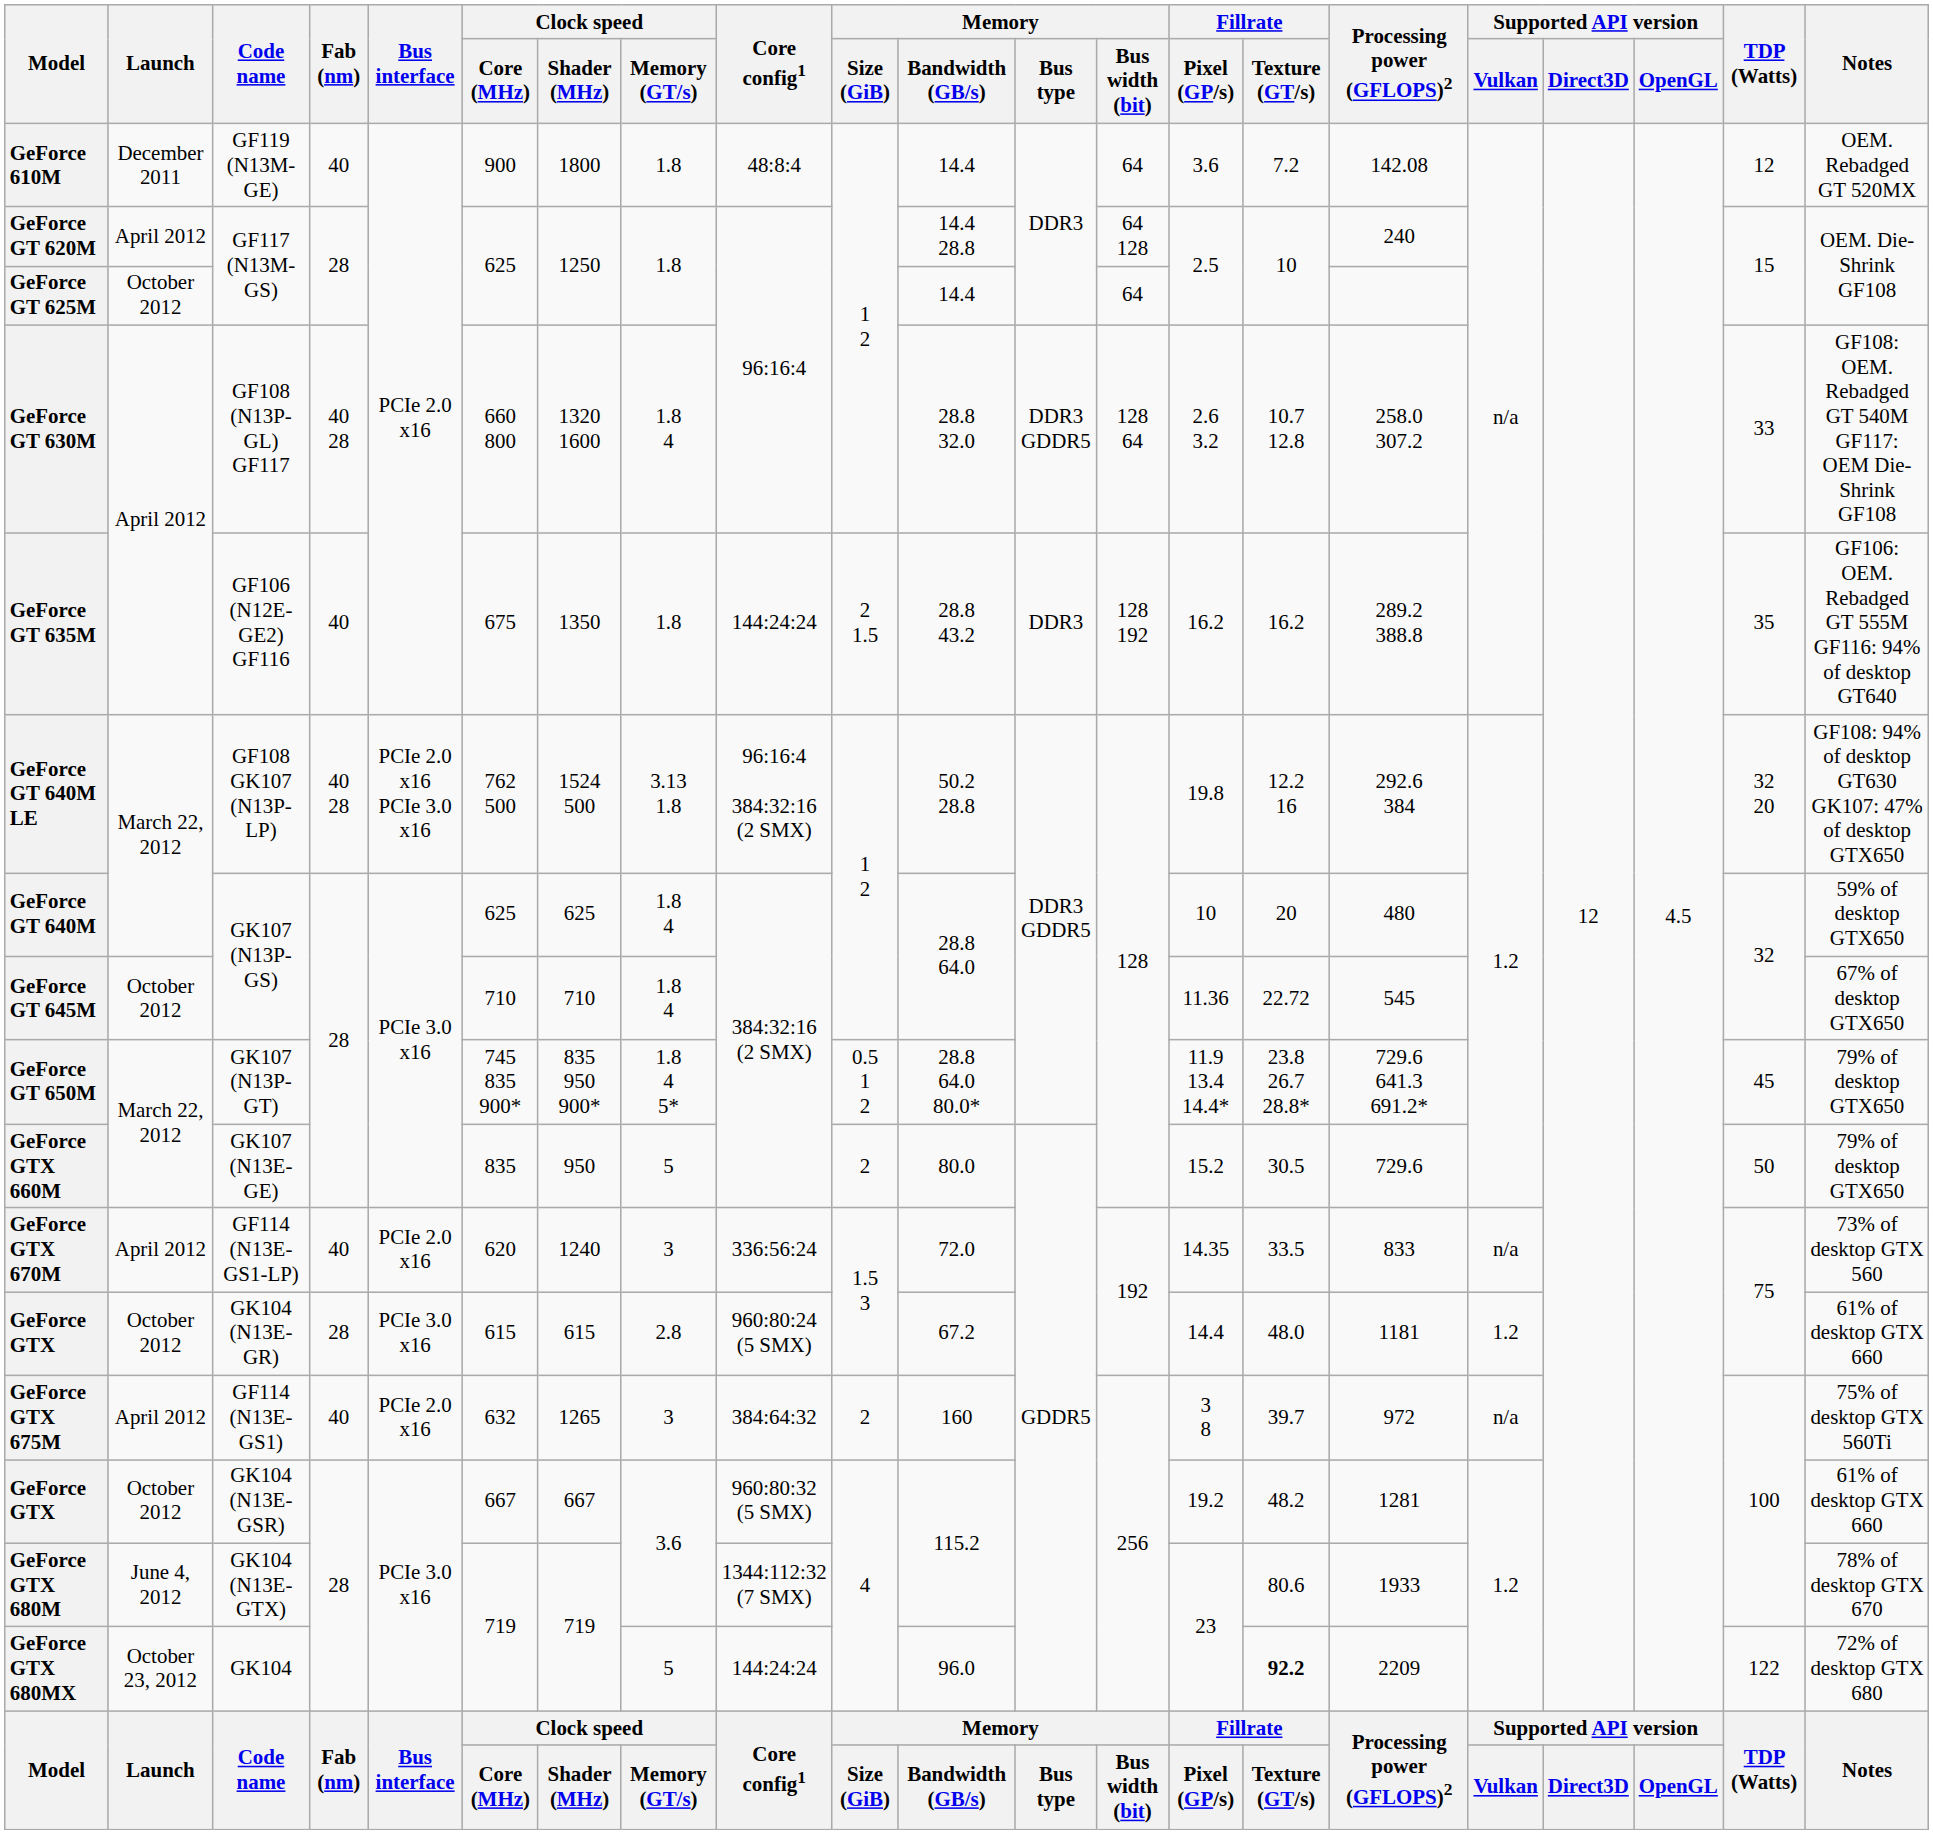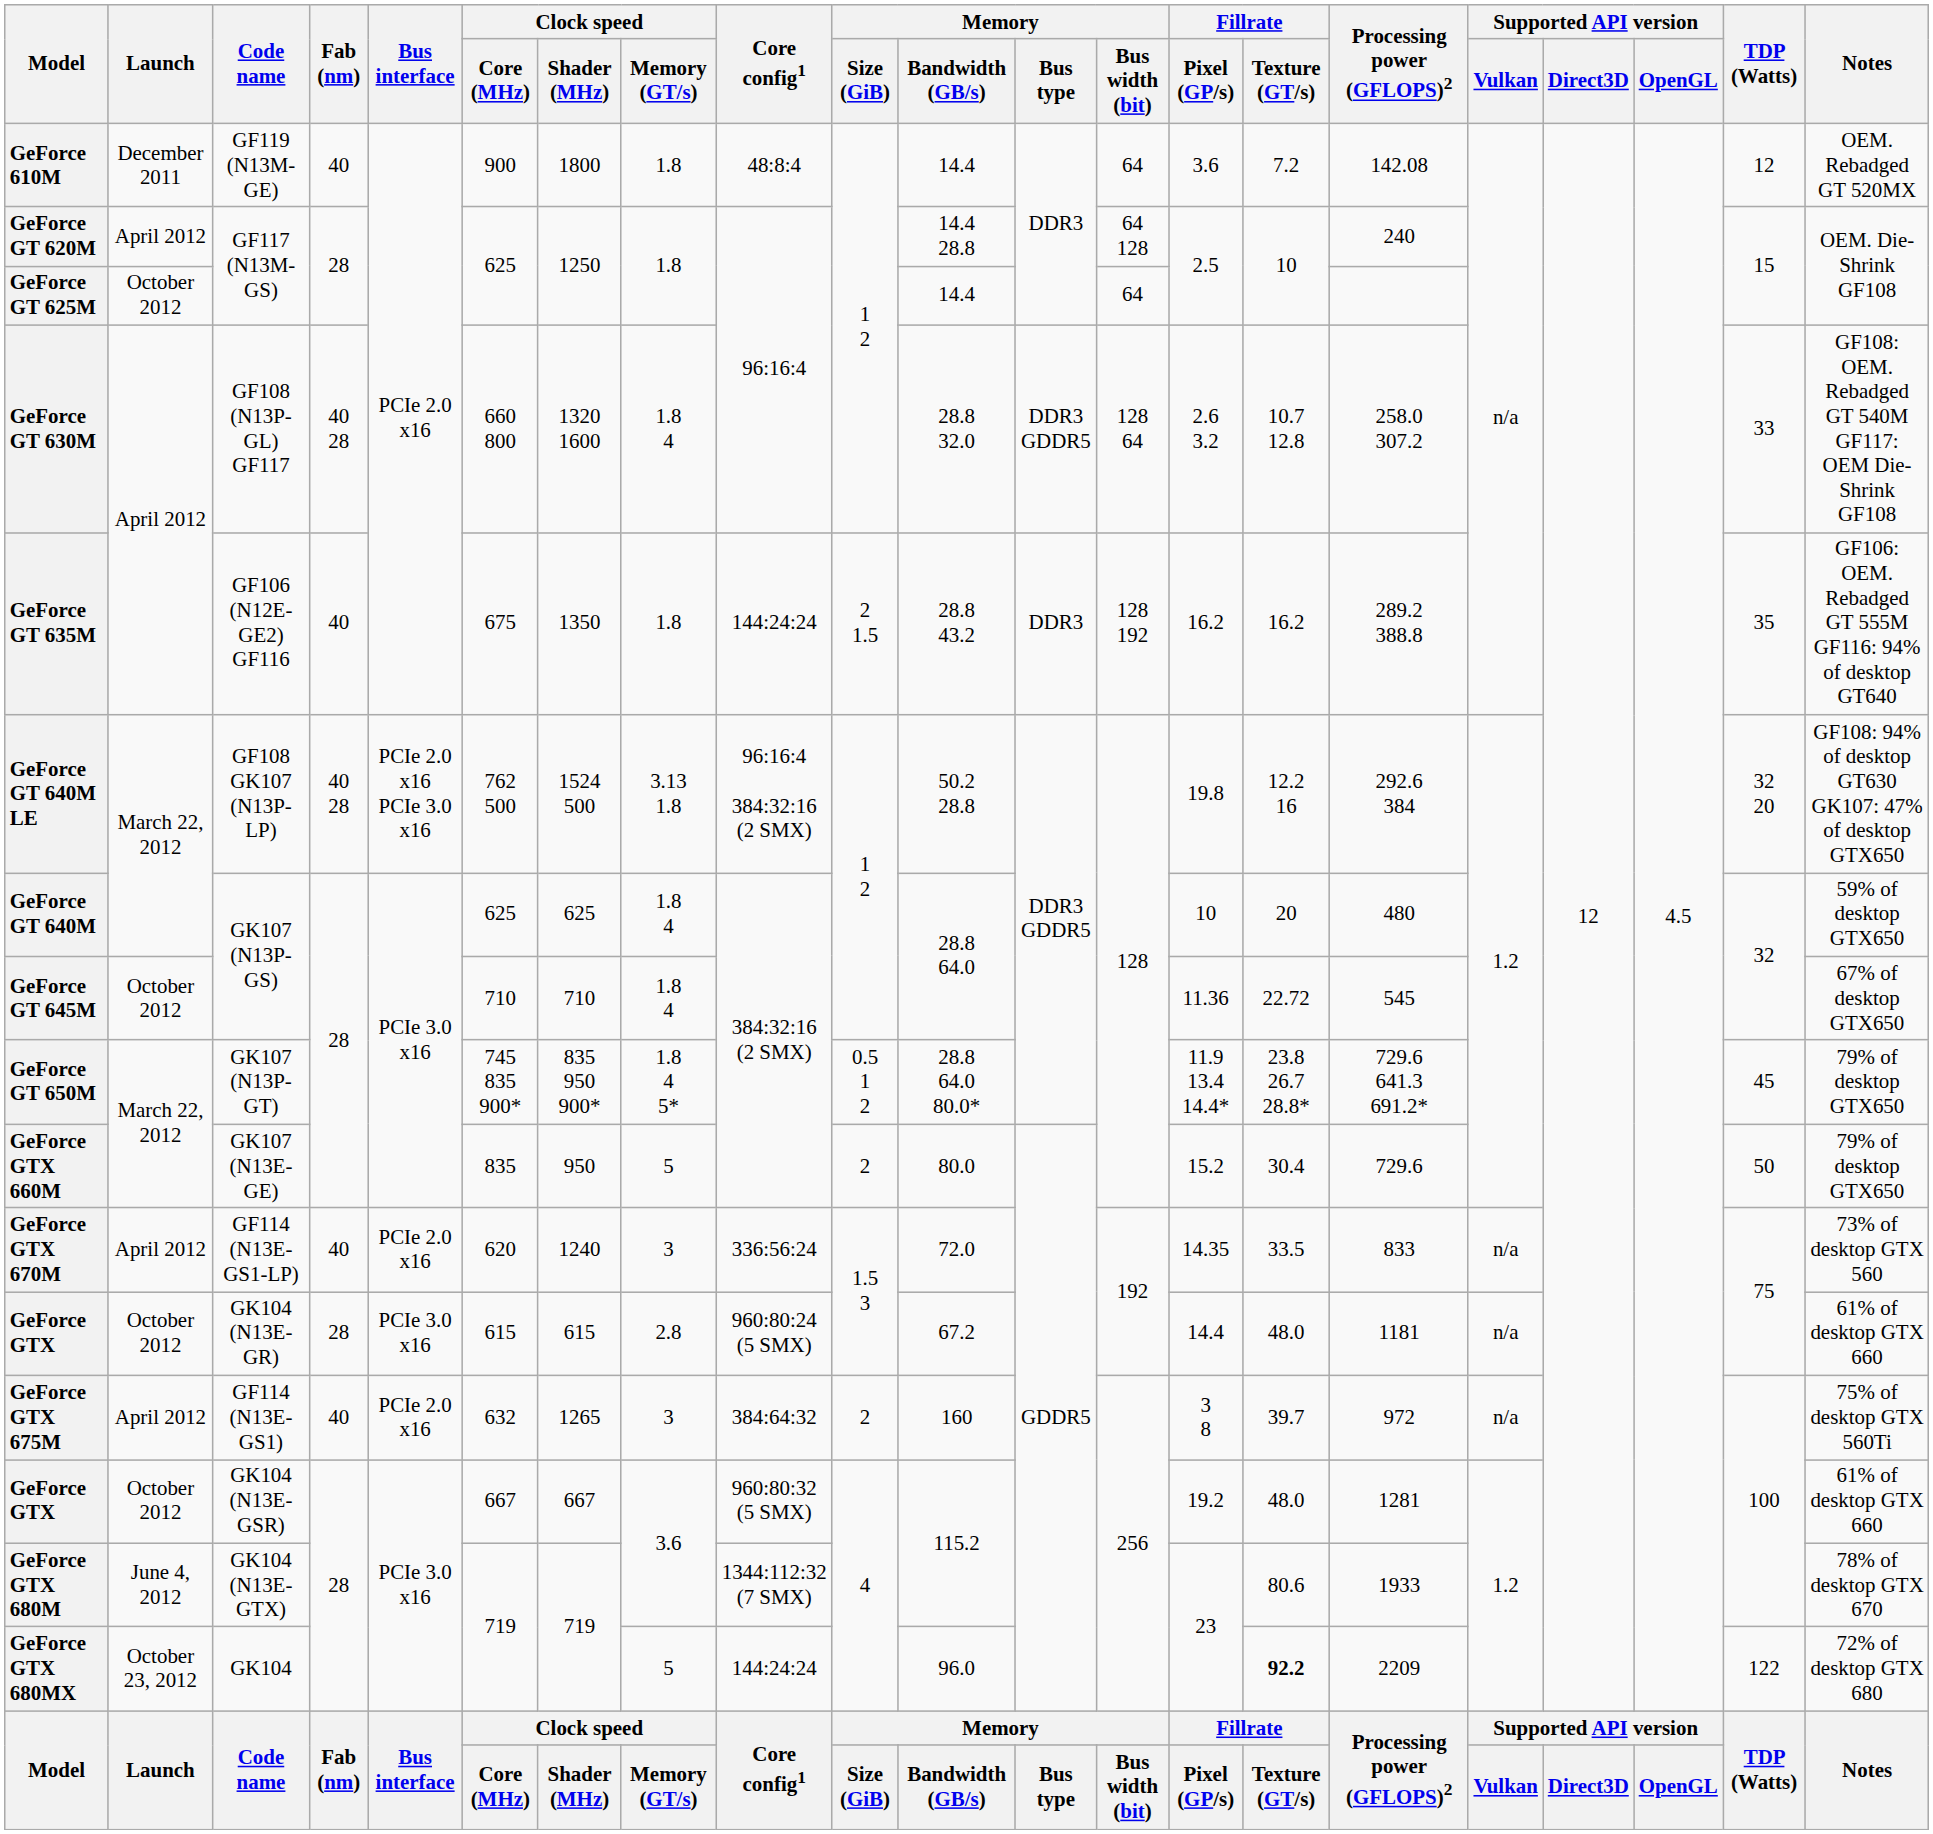(1286, 1165) 30.5 -> (1286, 1165) 30.4
(1506, 1332) 1.2 -> (1506, 1332) n/a
(1286, 1500) 48.2 -> (1286, 1500) 48.0
